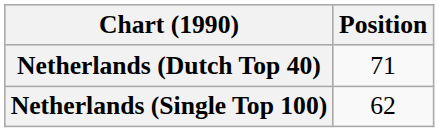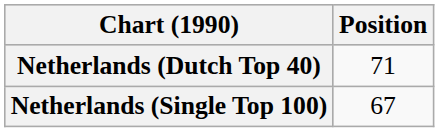(383, 106) 62 -> (383, 106) 67
